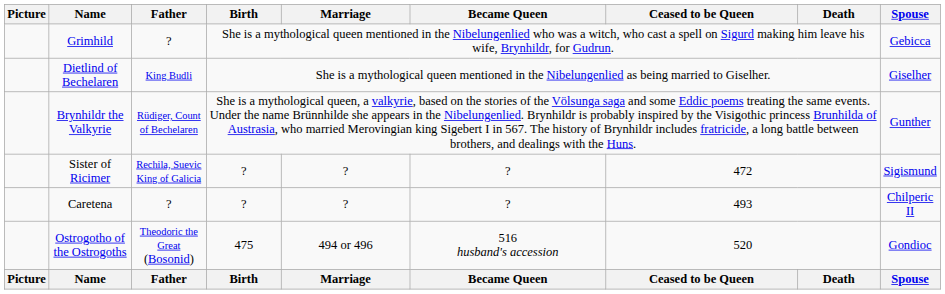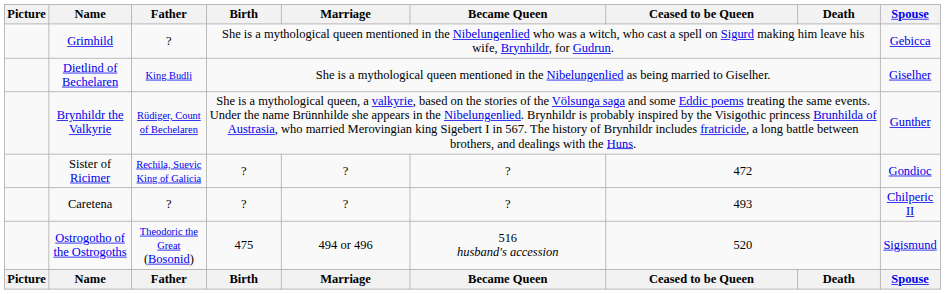(910, 170) Sigismund -> (910, 170) Gondioc
(910, 245) Gondioc -> (910, 245) Sigismund
